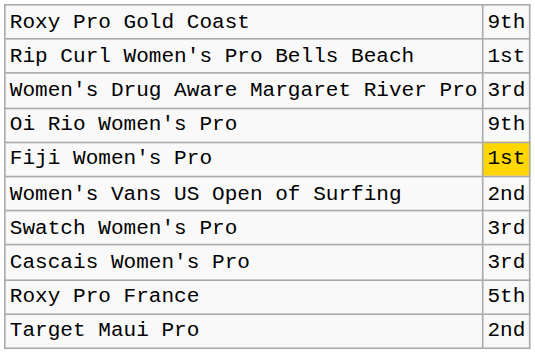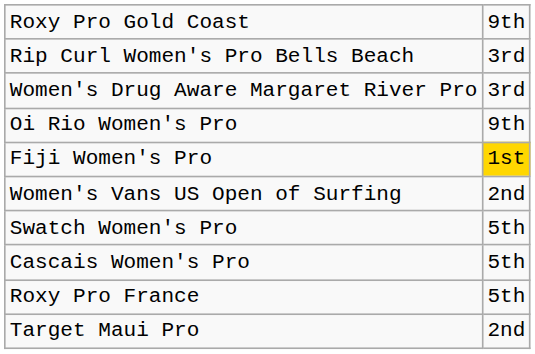(506, 56) 1st -> (506, 56) 3rd
(506, 228) 3rd -> (506, 228) 5th
(506, 262) 3rd -> (506, 262) 5th
